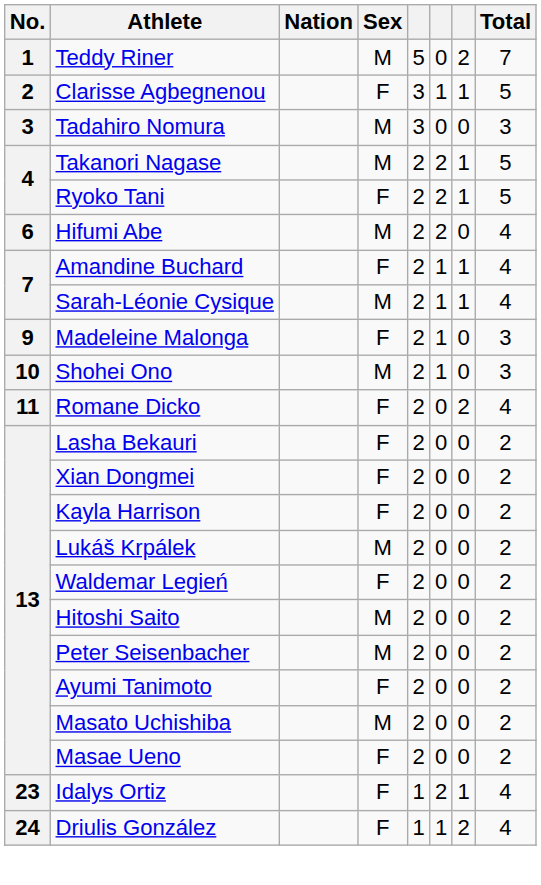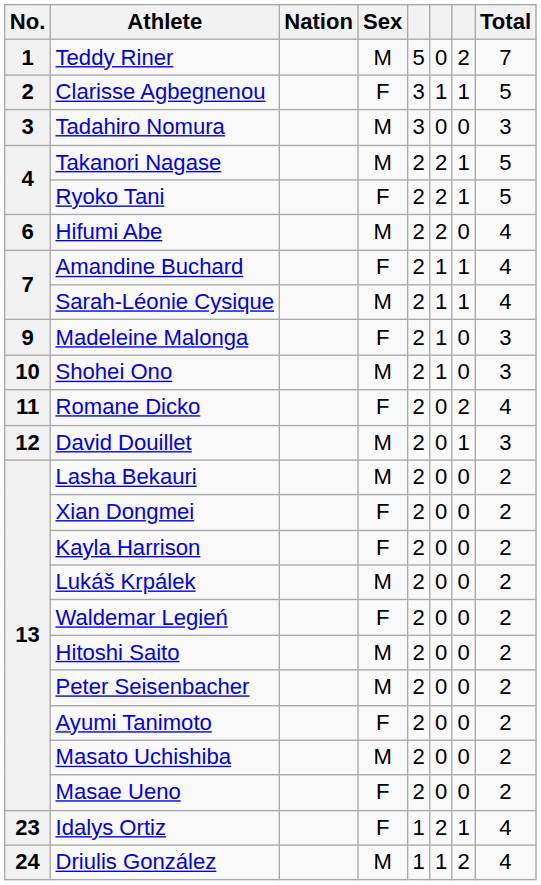+ row: (124, 442)
(383, 442) F -> (383, 477) M
(383, 827) F -> (383, 862) M
